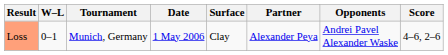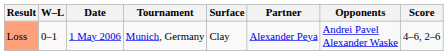columns swapped: (179, 13) <-> (108, 13)
